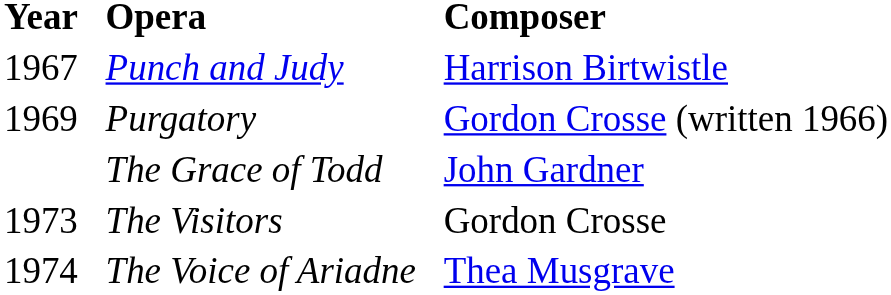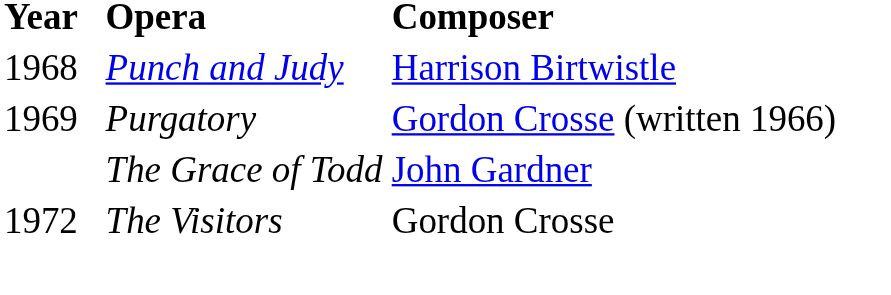(50, 67) 1967 -> (50, 67) 1968
(41, 220) 1973 -> (41, 220) 1972
- row: (270, 271)
